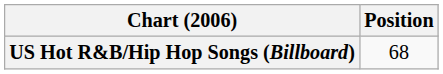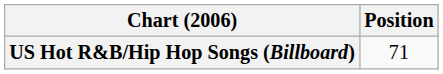(399, 52) 68 -> (399, 52) 71
